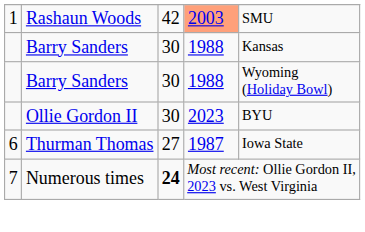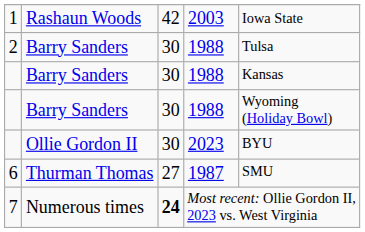(206, 18) lightsalmon background -> (206, 18) no background
(258, 18) SMU -> (272, 18) Iowa State
+ row: (13, 47)
(272, 144) Iowa State -> (258, 172) SMU
